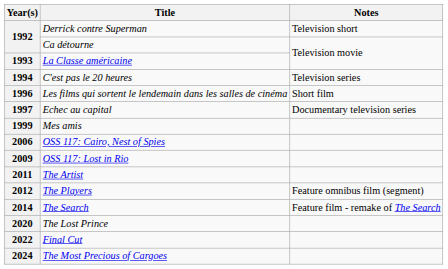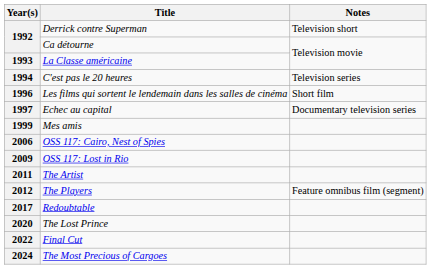- row: (22, 207)
+ row: (22, 207)
